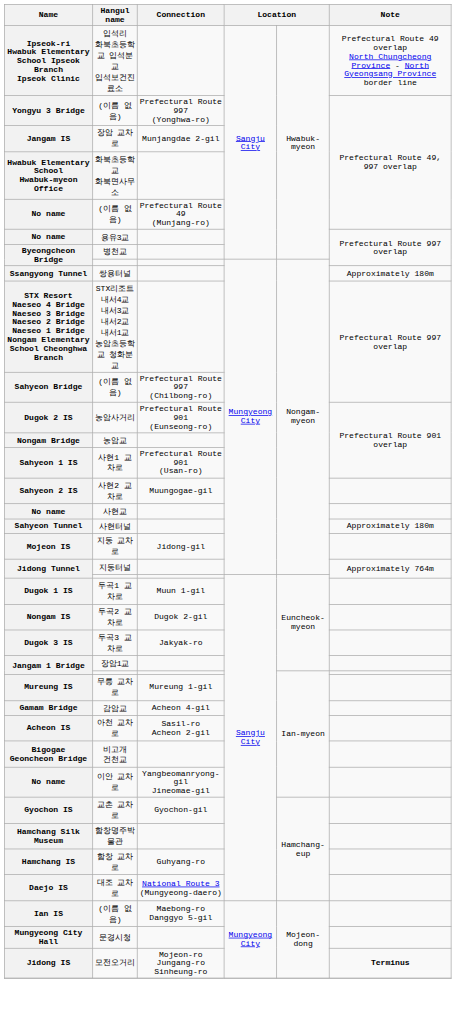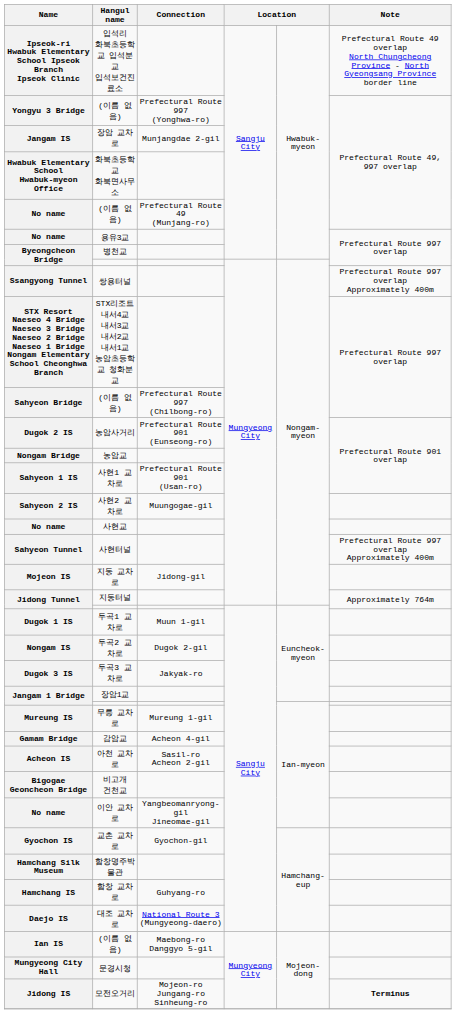(390, 273) Approximately 180m -> (390, 281) Prefectural Route 997 overlap Approximately 400m
(390, 526) Approximately 180m -> (390, 549) Prefectural Route 997 overlap Approximately 400m
